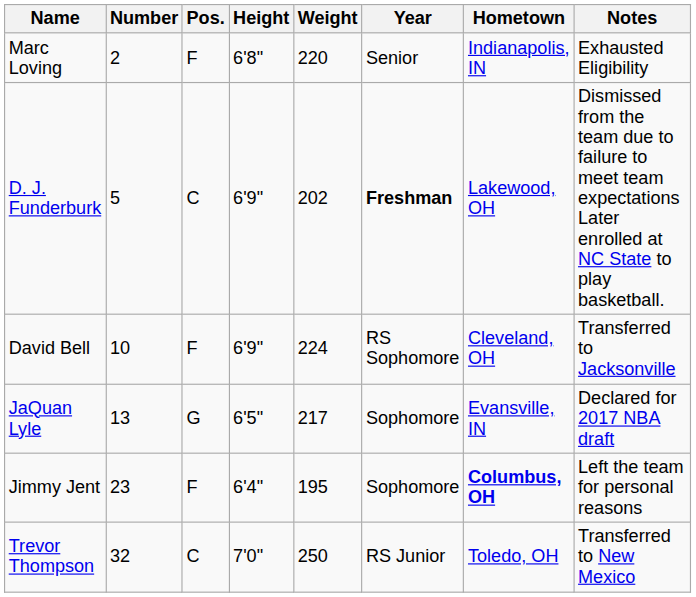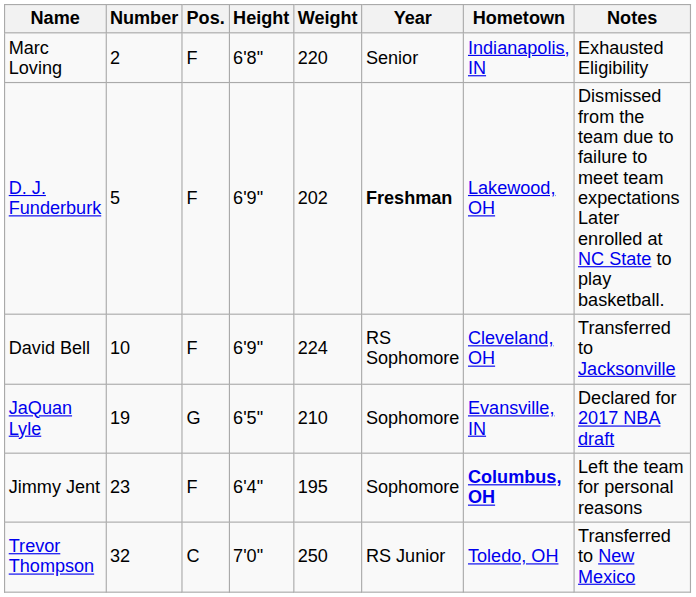(193, 198) C -> (192, 198) F
(120, 418) 13 -> (120, 418) 19
(313, 418) 217 -> (313, 418) 210
